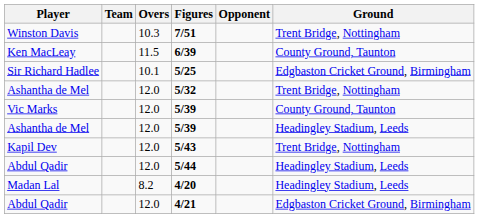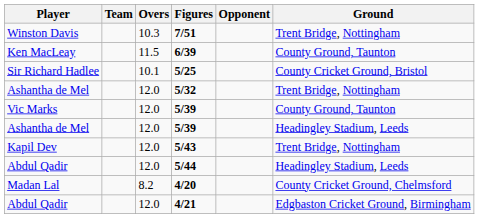(373, 71) Edgbaston Cricket Ground, Birmingham -> (351, 71) County Cricket Ground, Bristol
(342, 185) Headingley Stadium, Leeds -> (363, 185) County Cricket Ground, Chelmsford
